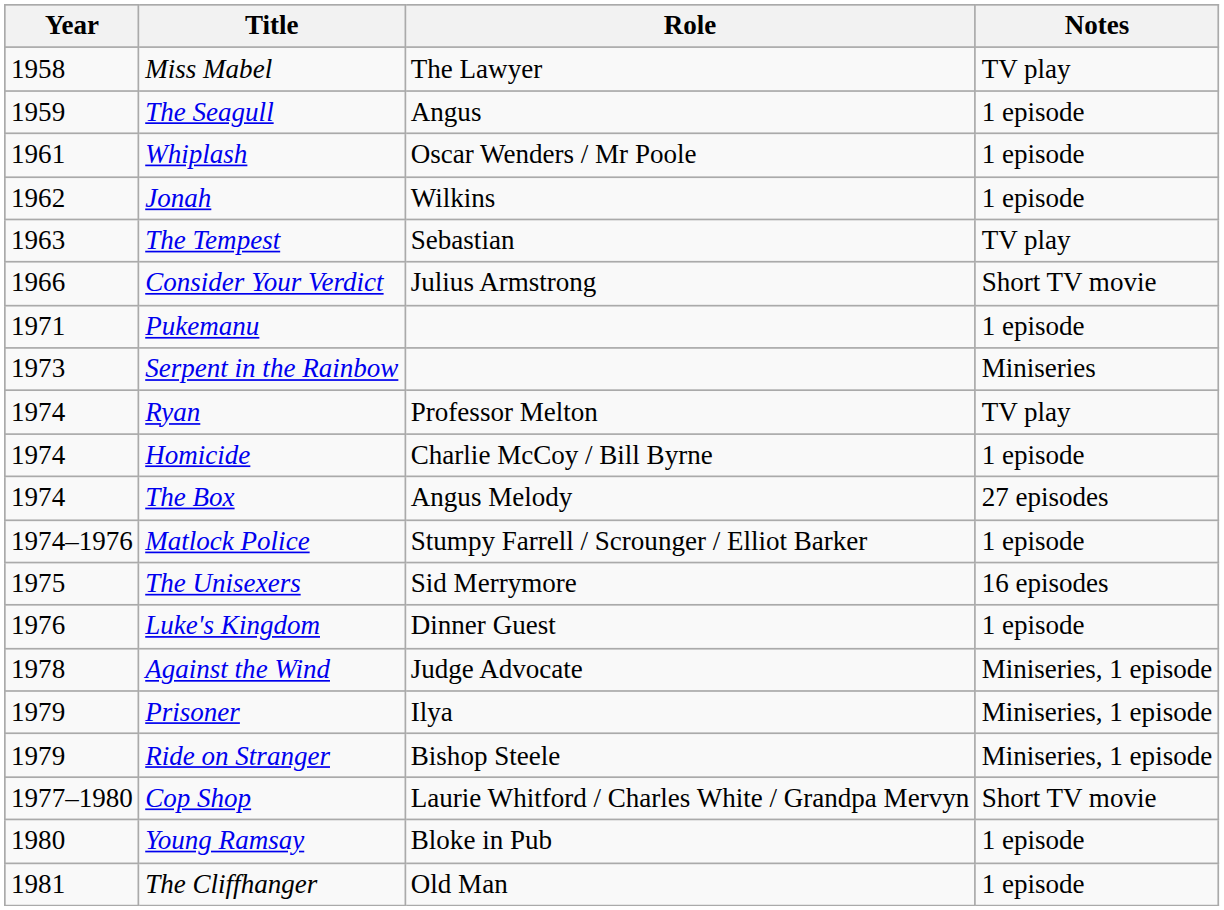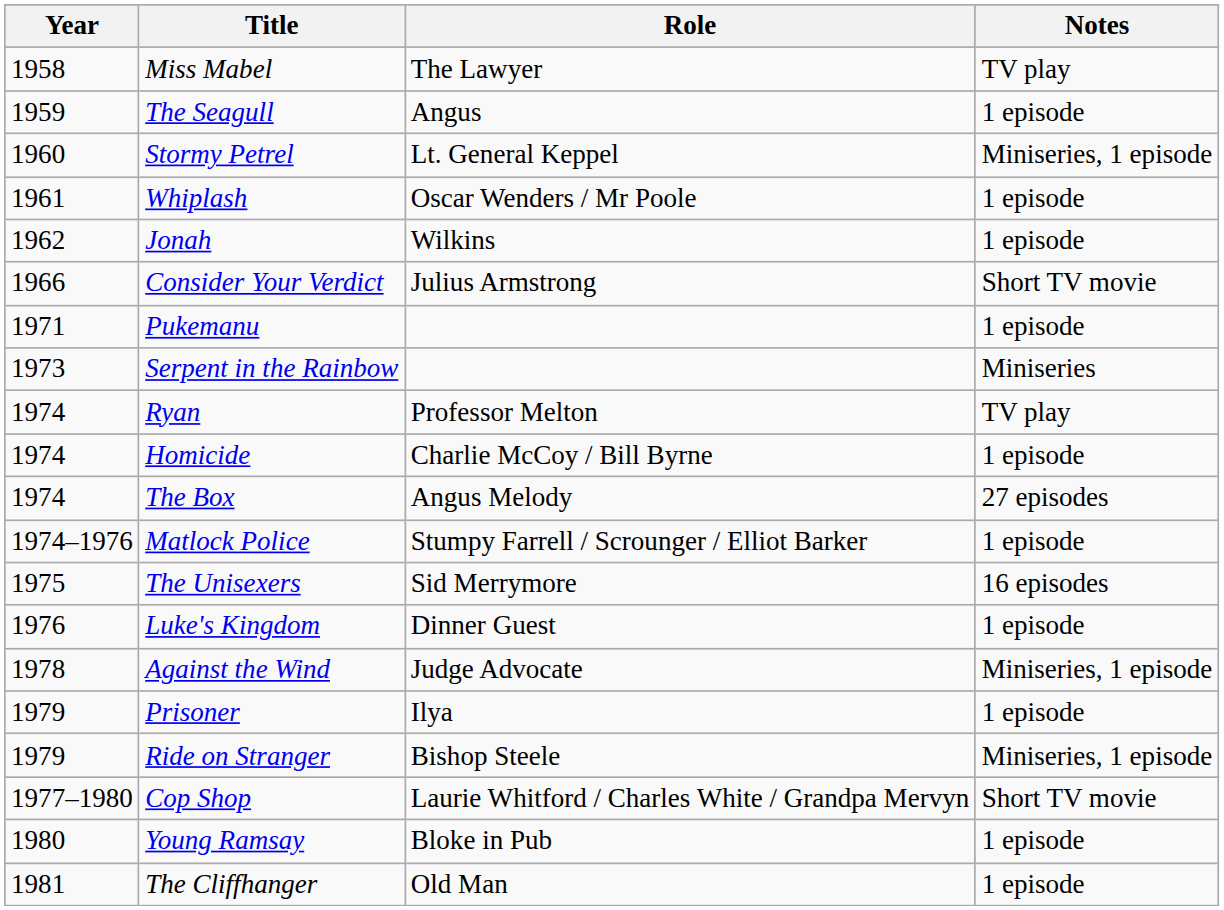+ row: (219, 154)
- row: (213, 240)
(1097, 712) Miniseries, 1 episode -> (1033, 712) 1 episode
